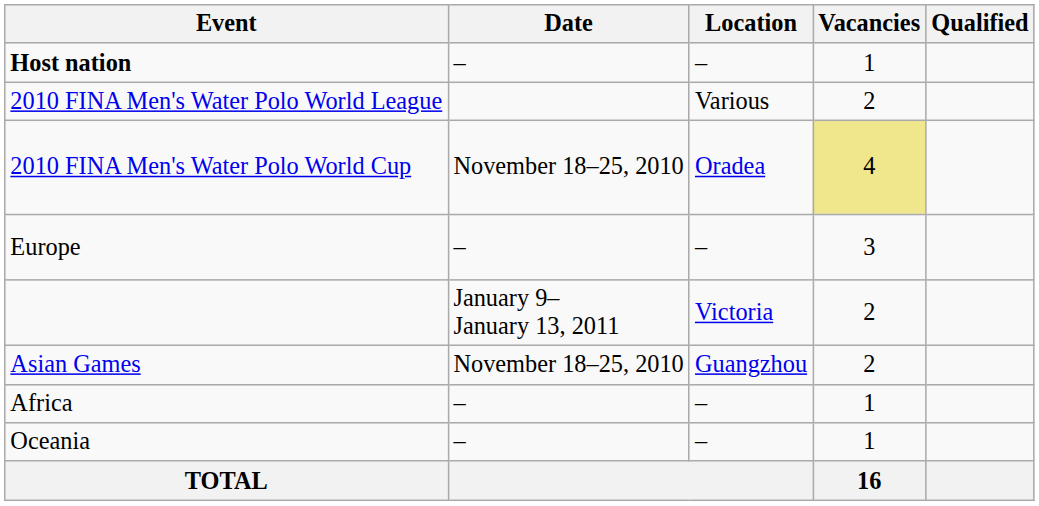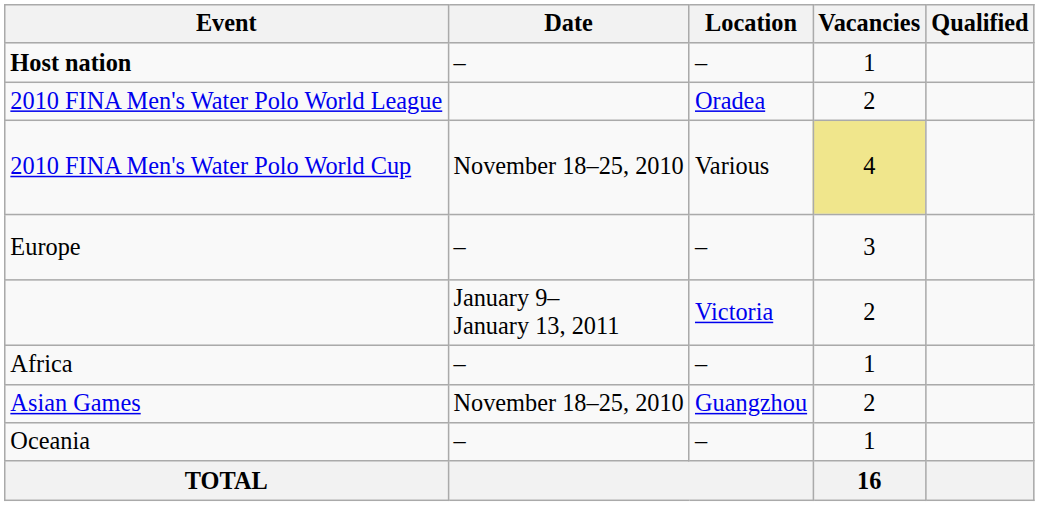(732, 100) Various -> (730, 100) Oradea
(730, 166) Oradea -> (732, 166) Various
rows swapped: (76, 364) <-> (41, 403)
